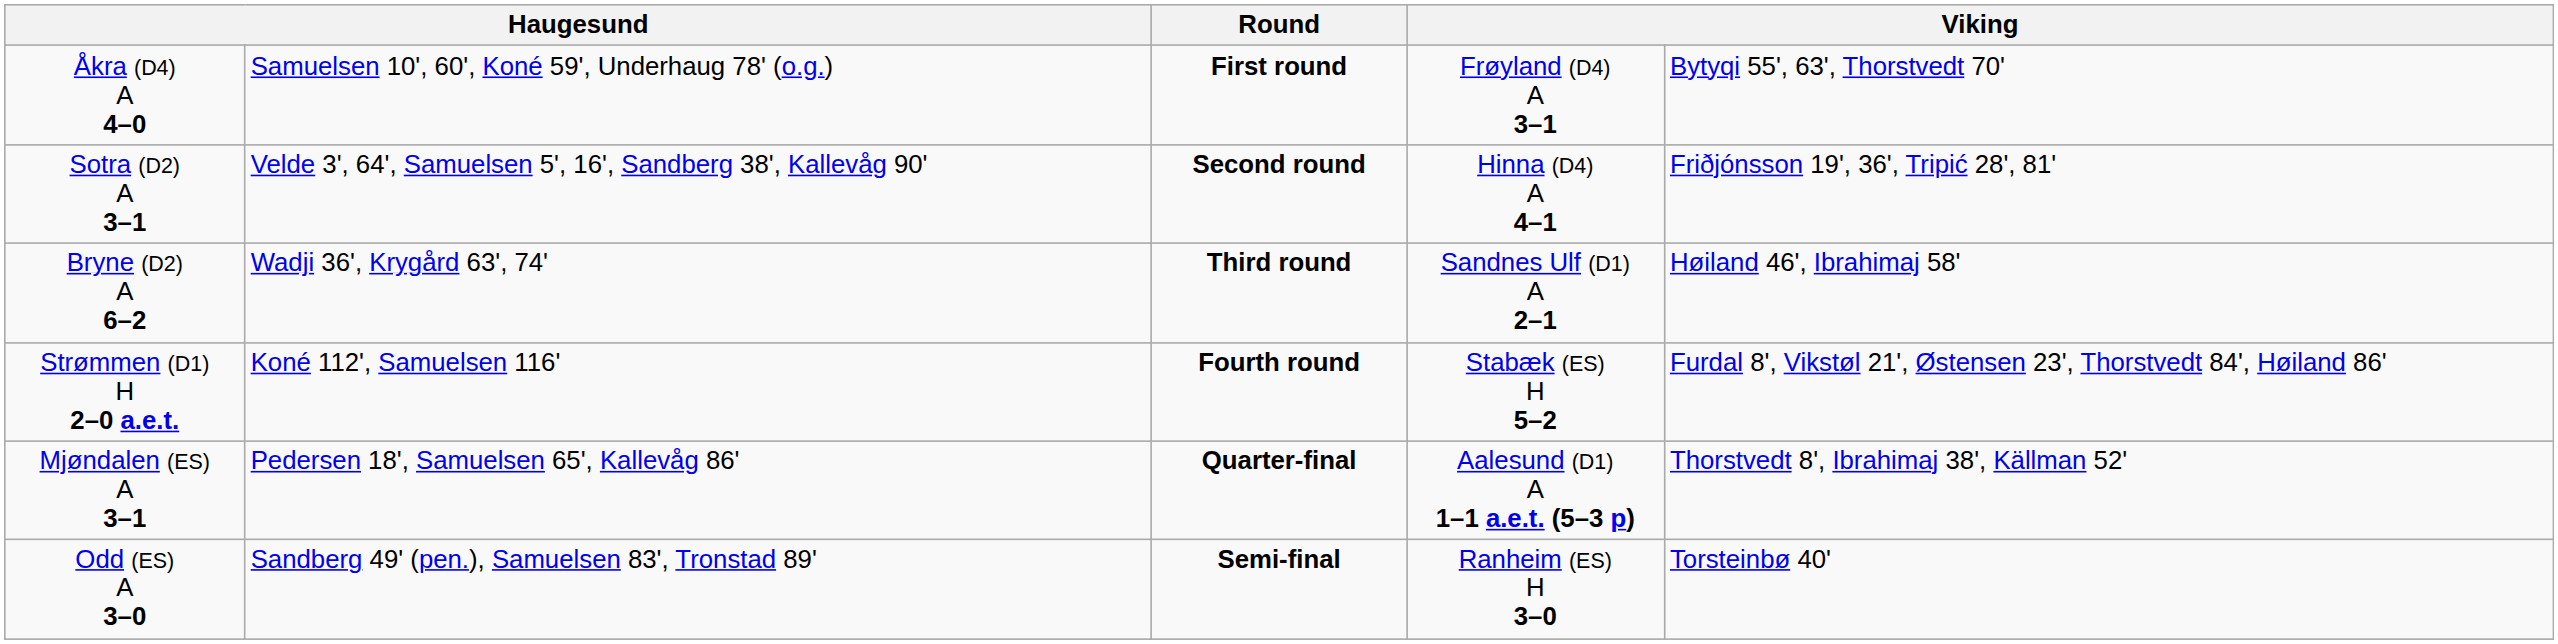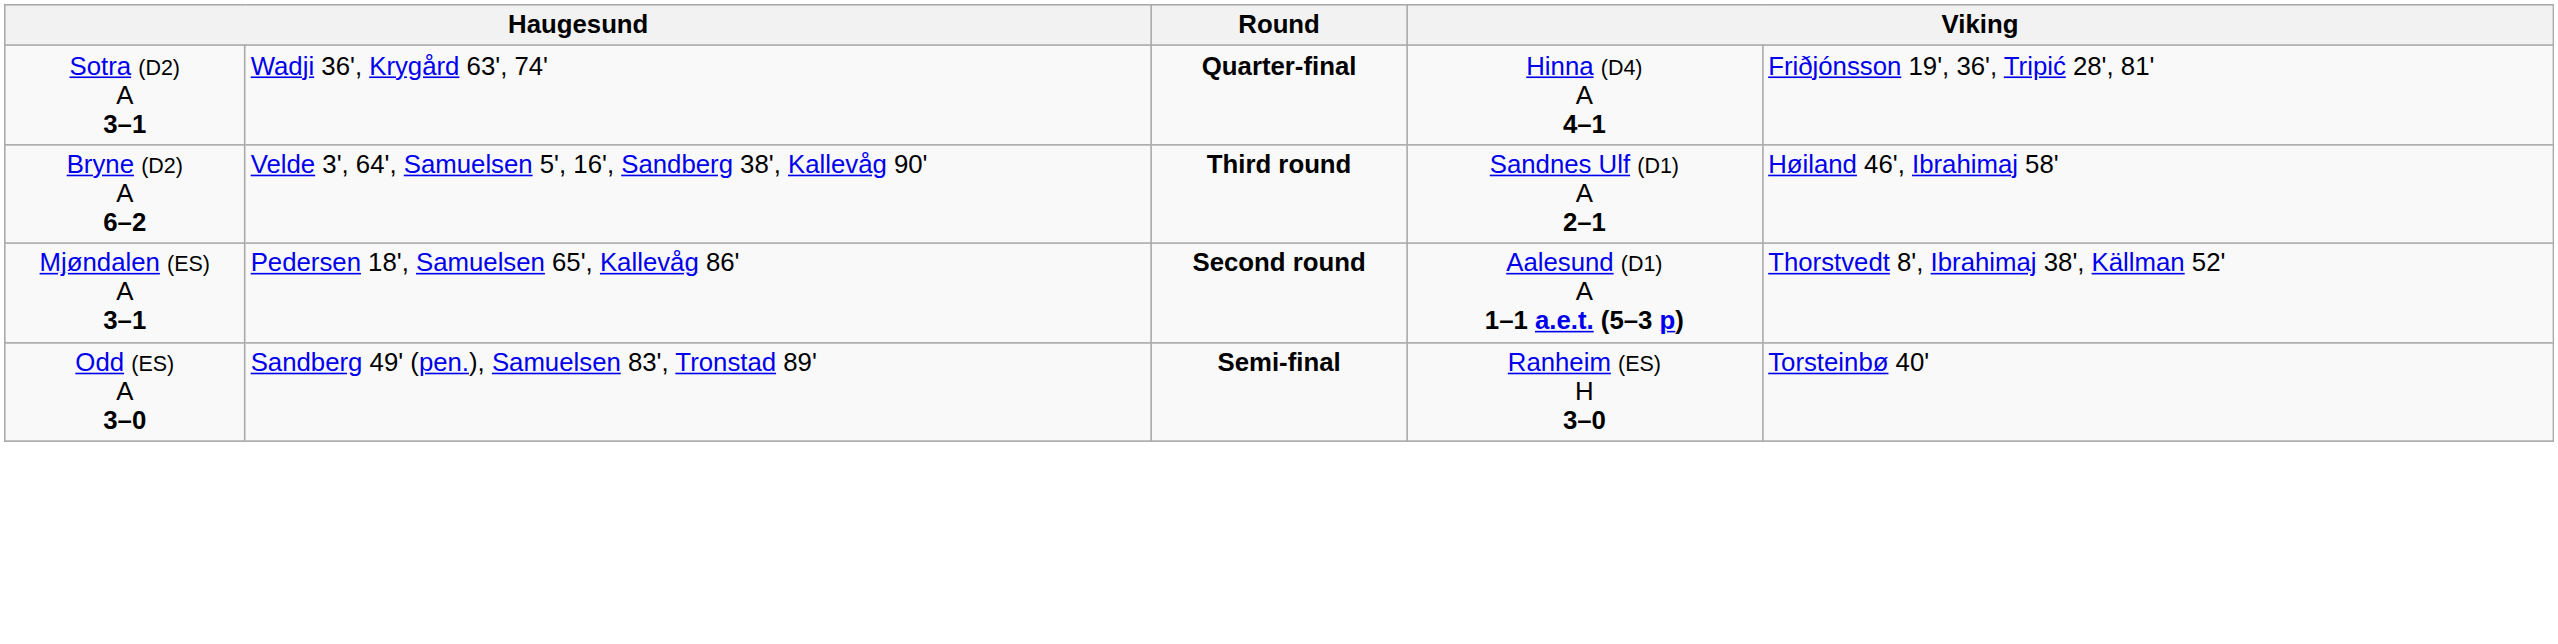- row: (125, 94)
(589, 164) Velde 3', 64', Samuelsen 5', 16', Sandberg 38', Kallevåg 90' -> (399, 65) Wadji 36', Krygård 63', 74'
(1279, 164) Second round -> (1279, 65) Quarter-final
(399, 263) Wadji 36', Krygård 63', 74' -> (589, 164) Velde 3', 64', Samuelsen 5', 16', Sandberg 38', Kallevåg 90'
- row: (125, 391)
(1279, 461) Quarter-final -> (1279, 263) Second round
